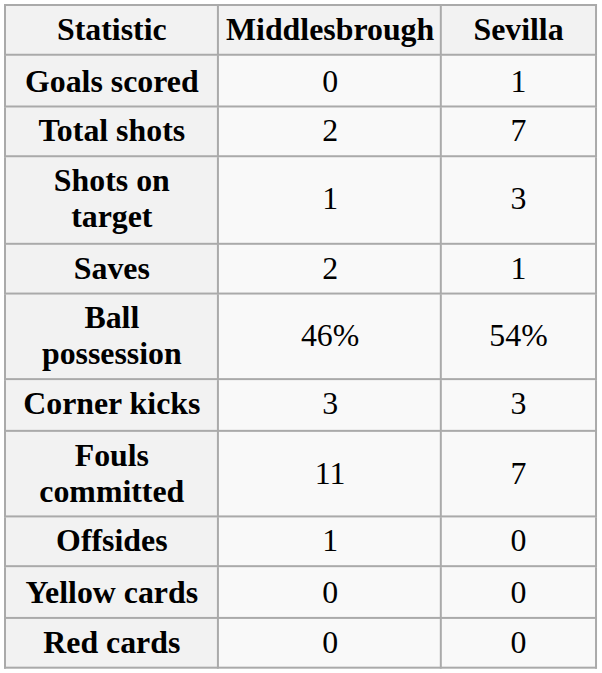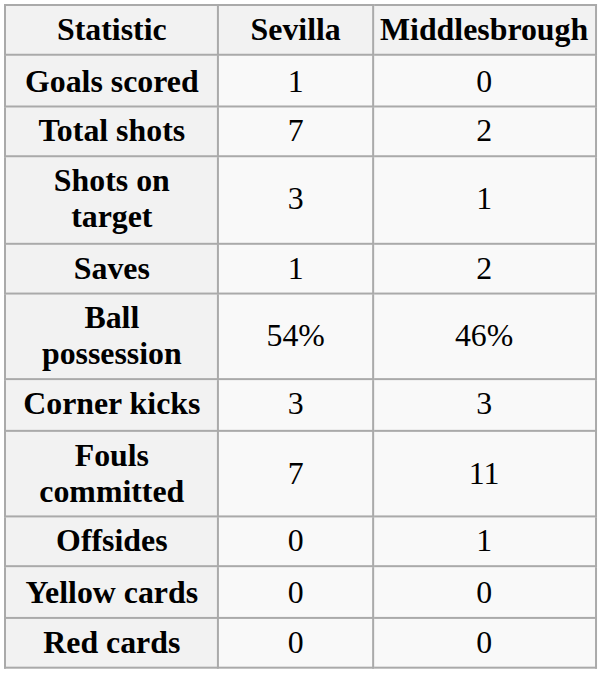columns swapped: (330, 29) <-> (519, 29)
